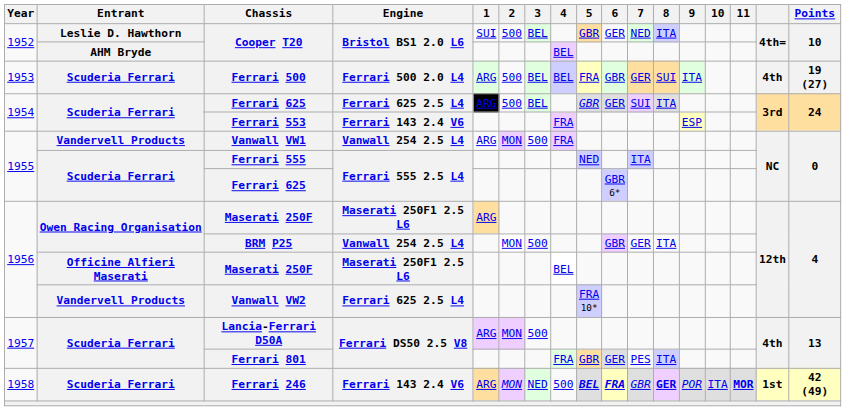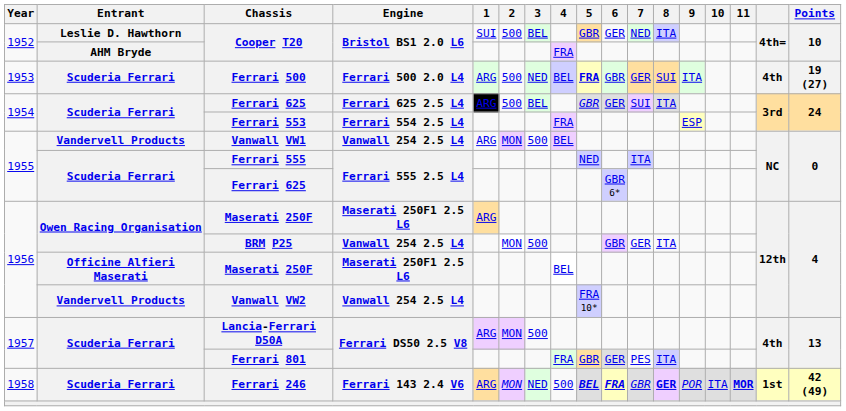(563, 51) BEL -> (563, 51) FRA
(538, 77) BEL -> (538, 77) NED
(589, 77) normal -> (589, 77) bold
(403, 121) Ferrari 143 2.4 V6 -> (403, 121) Ferrari 554 2.5 L4
(563, 140) FRA -> (563, 140) BEL
(403, 301) Ferrari 625 2.5 L4 -> (403, 301) Vanwall 254 2.5 L4
